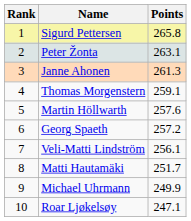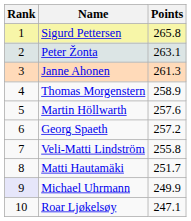(167, 91) 259.1 -> (167, 91) 258.9
(167, 149) 256.1 -> (167, 149) 255.8
(21, 187) no background -> (21, 187) lavender background
